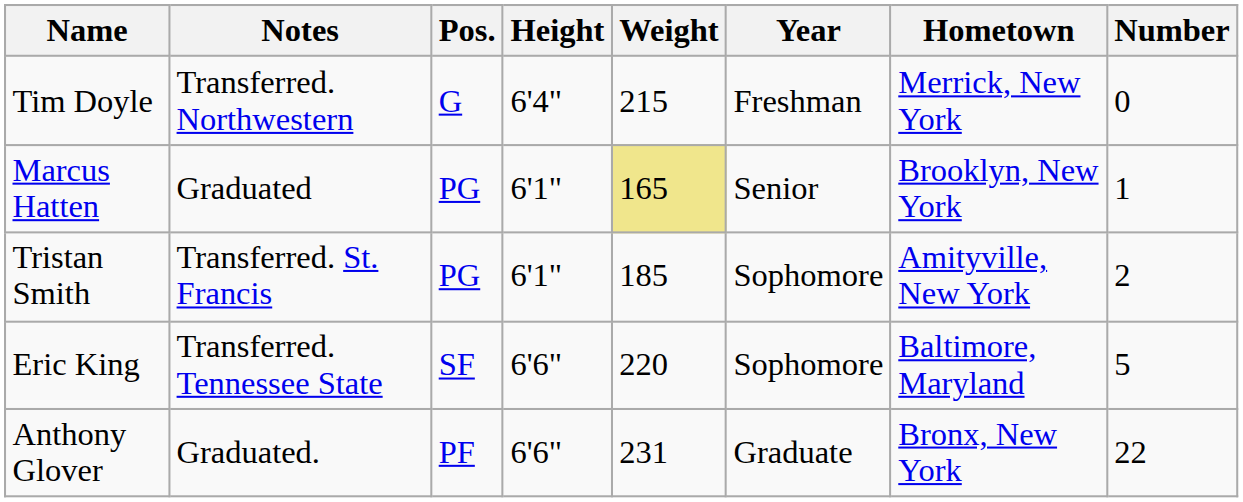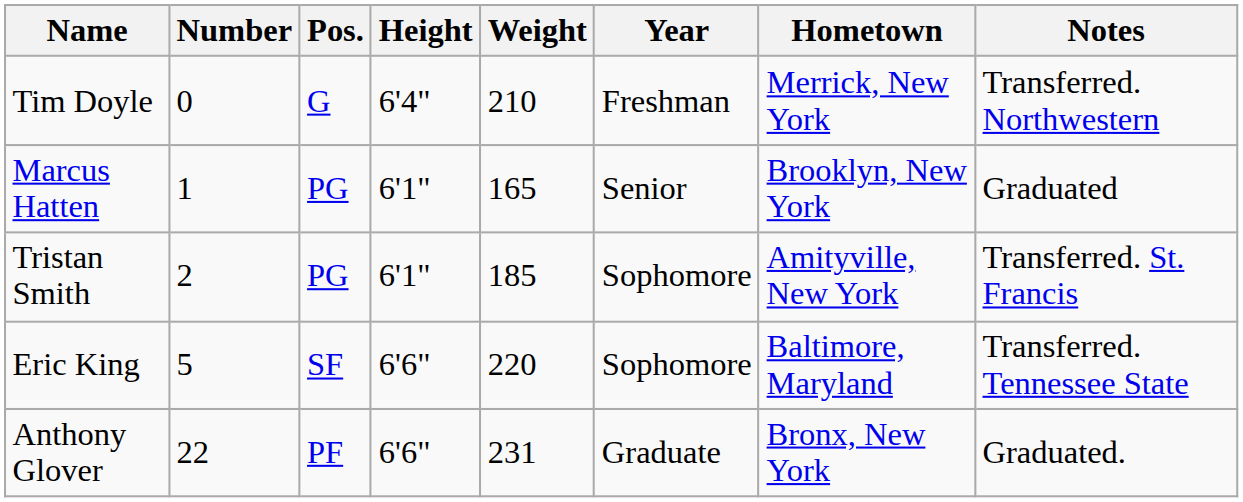columns swapped: (1172, 30) <-> (300, 30)
(644, 100) 215 -> (512, 100) 210
(644, 188) khaki background -> (512, 188) no background
